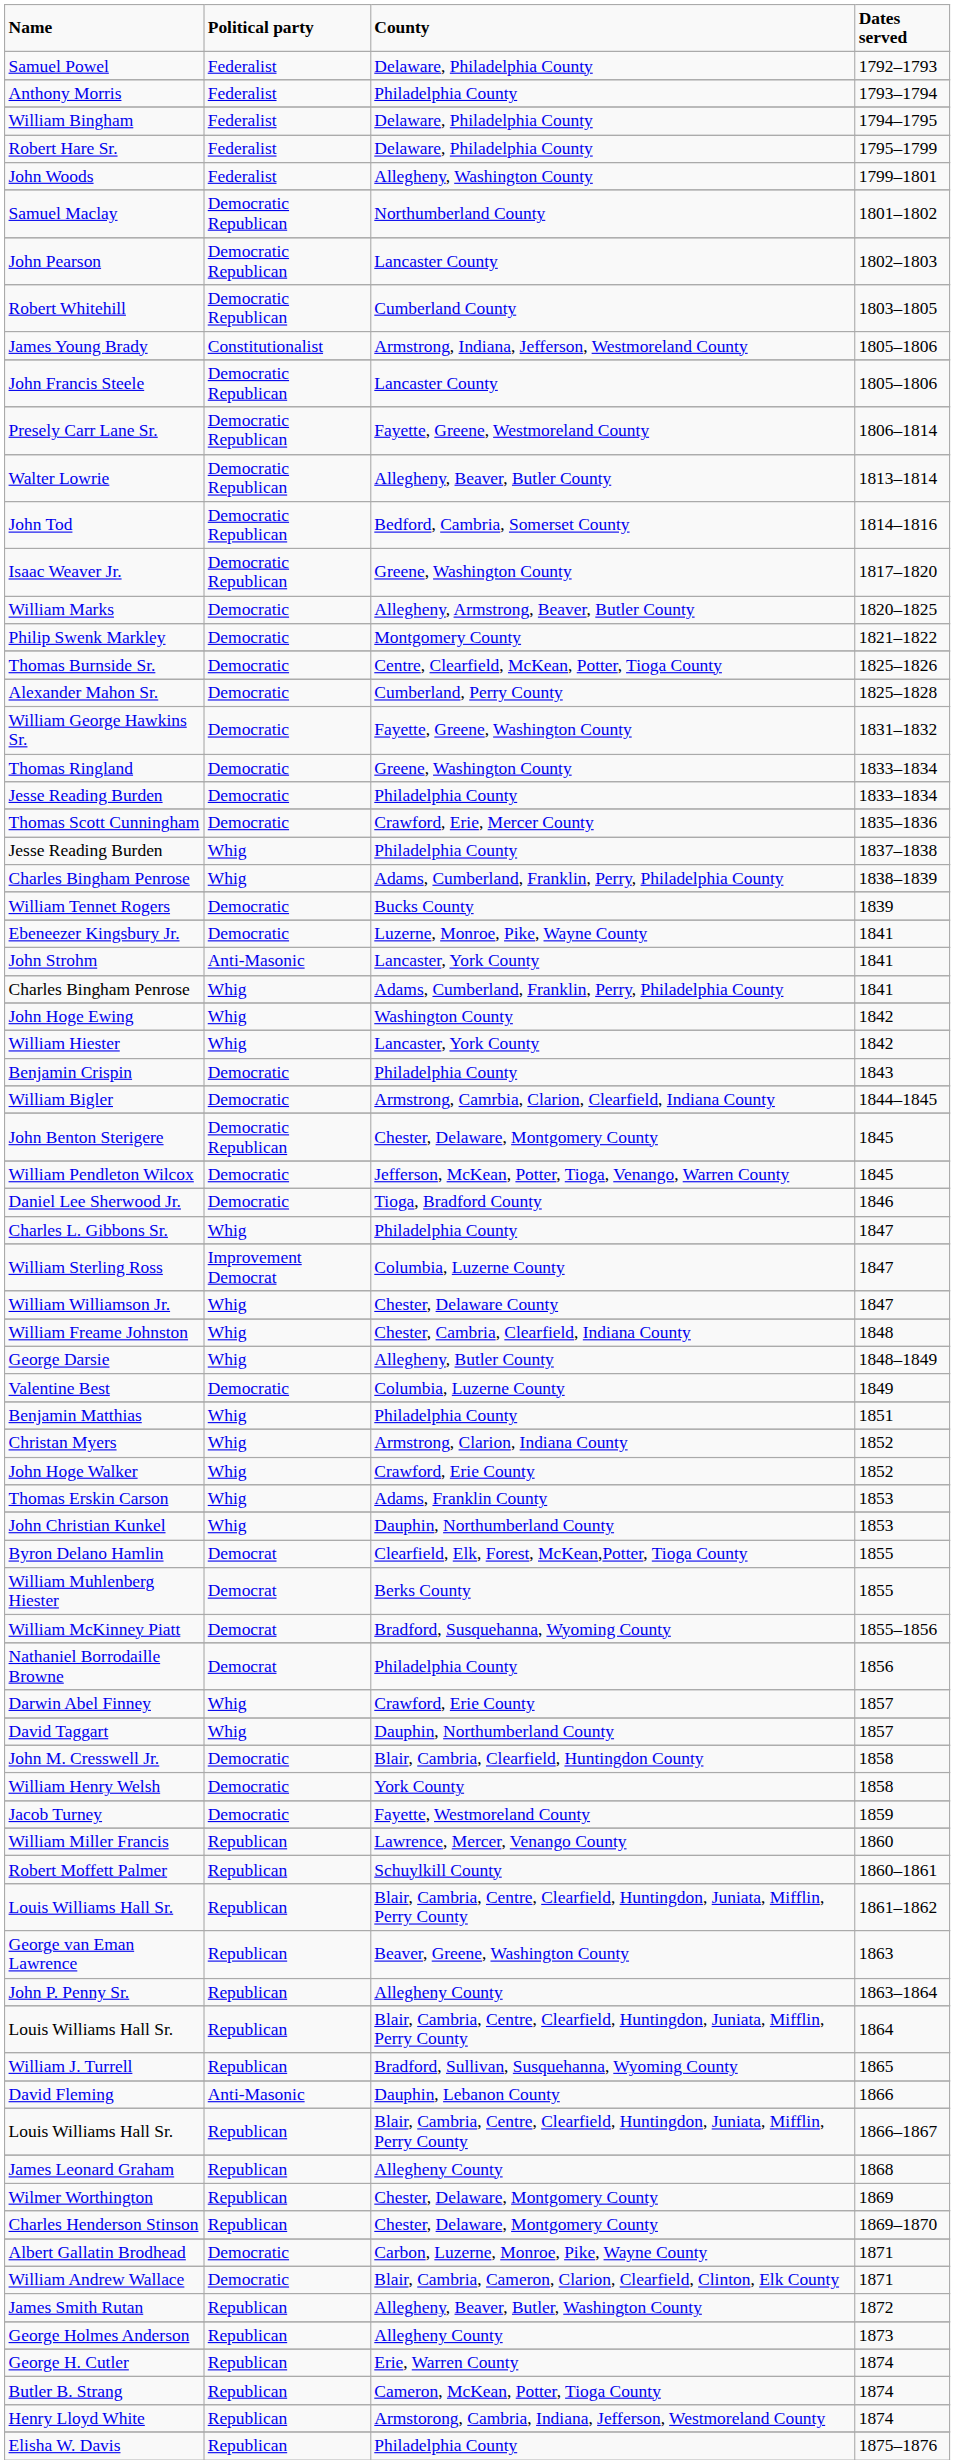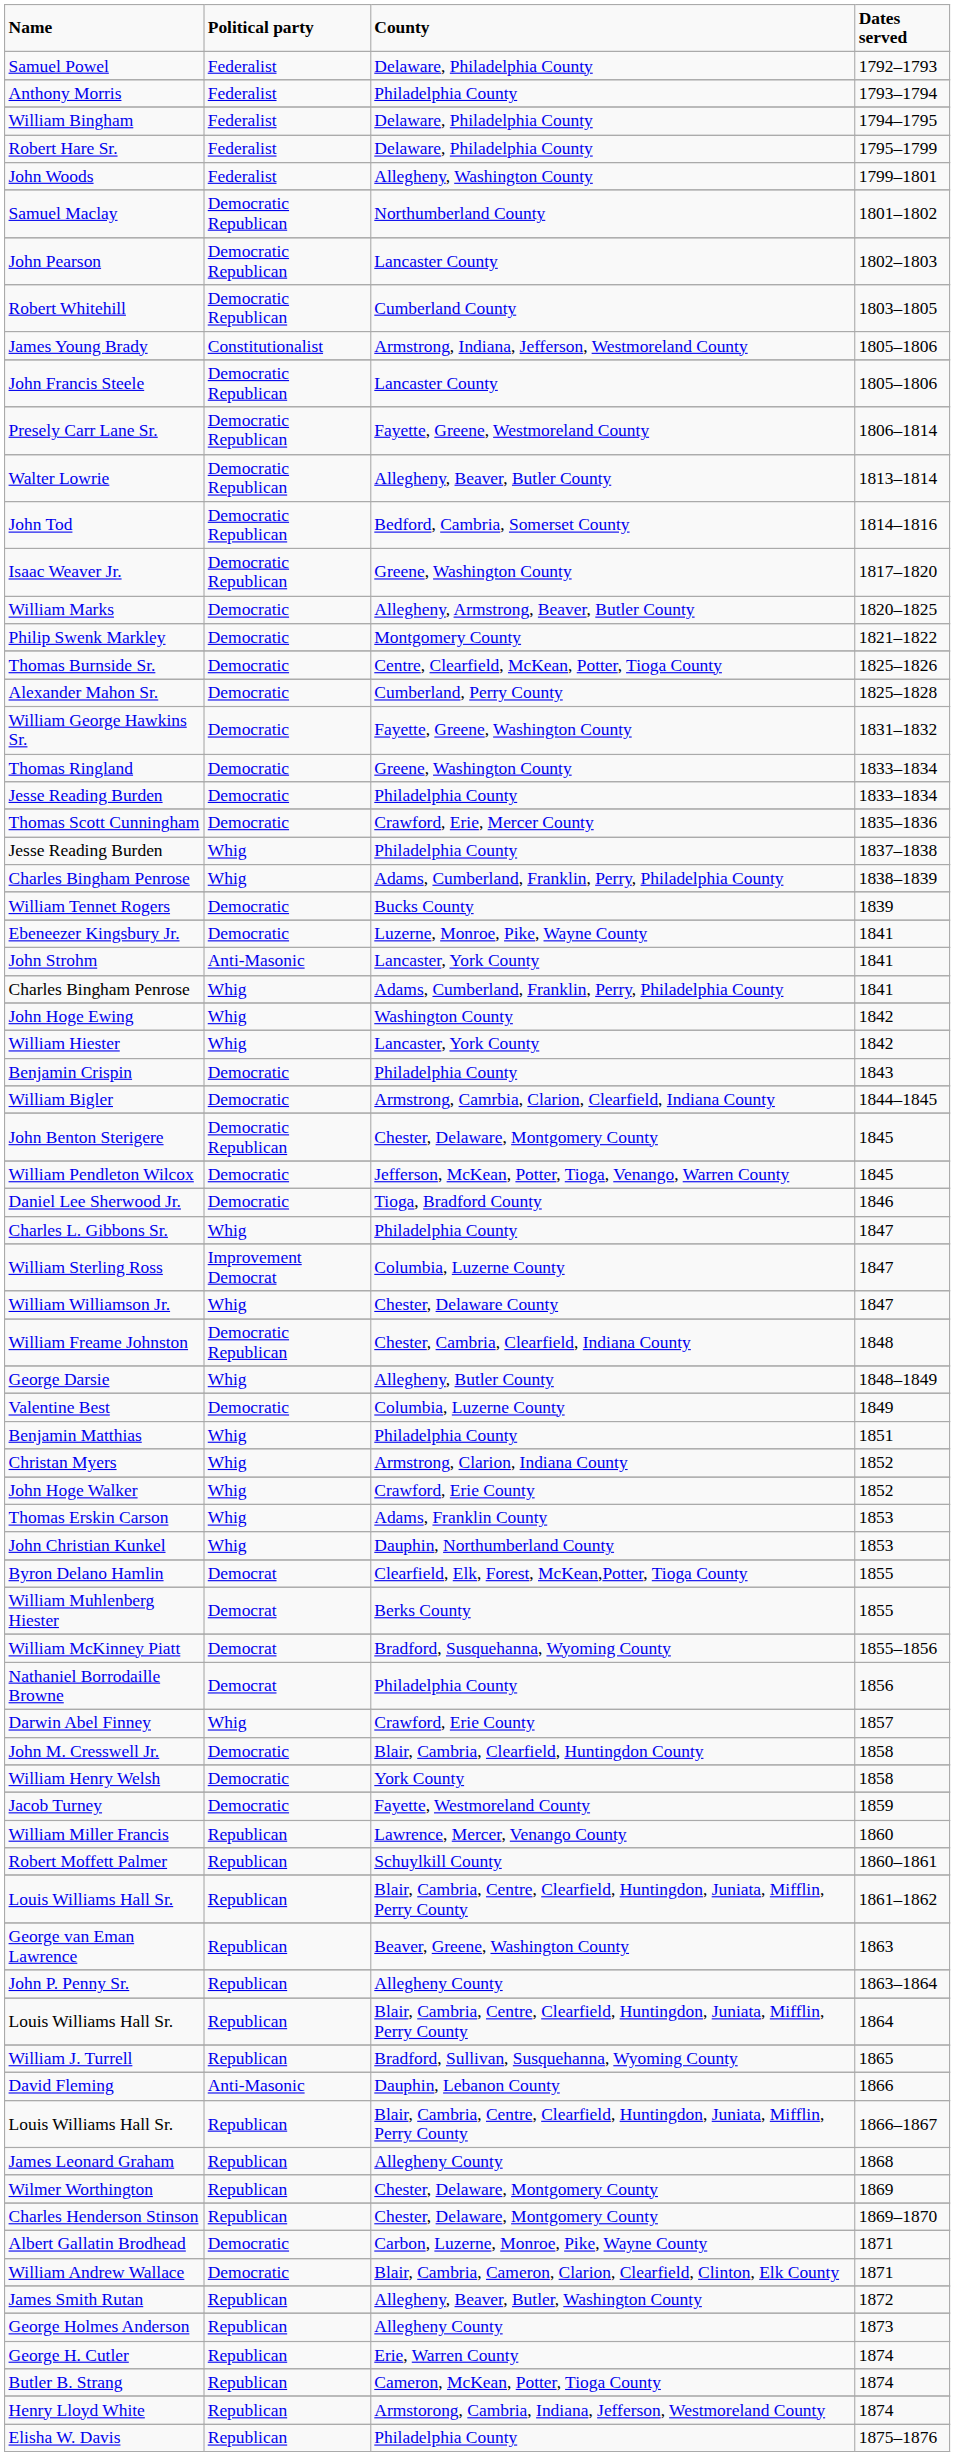(227, 1332) Whig -> (248, 1342) Democratic Republican
- row: (58, 1731)
